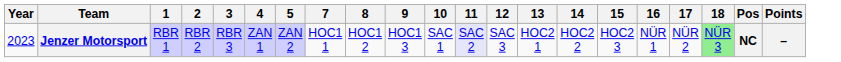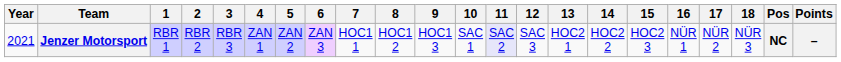+ column: (321, 14)
(21, 40) 2023 -> (21, 40) 2021
(718, 40) lightgreen background -> (748, 40) no background
